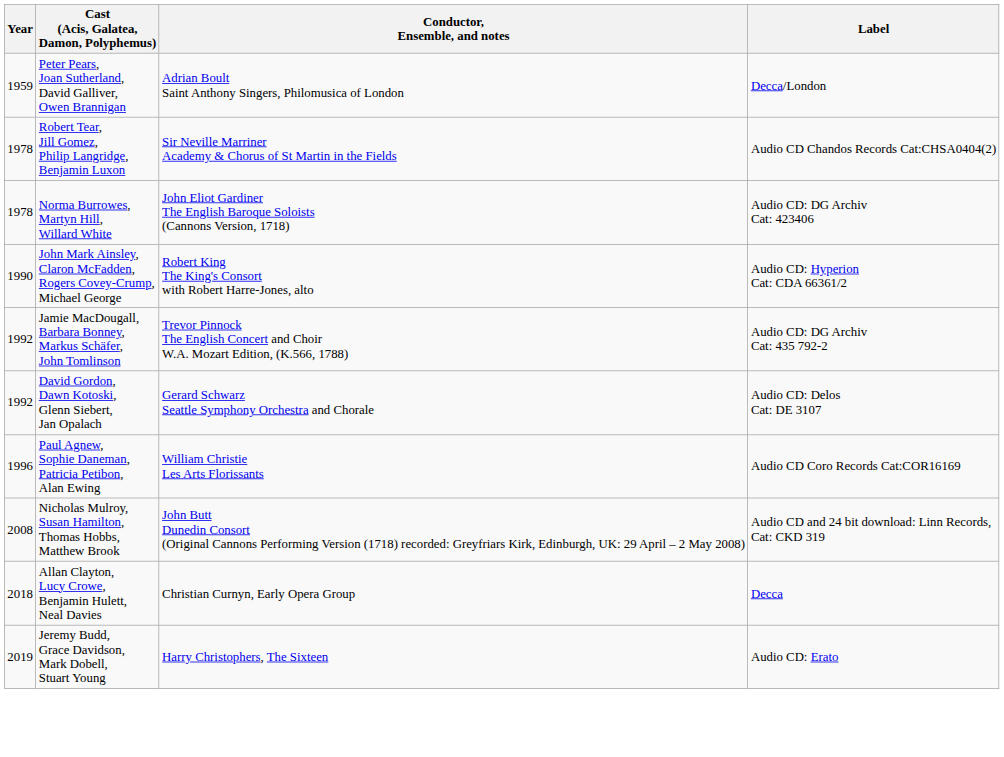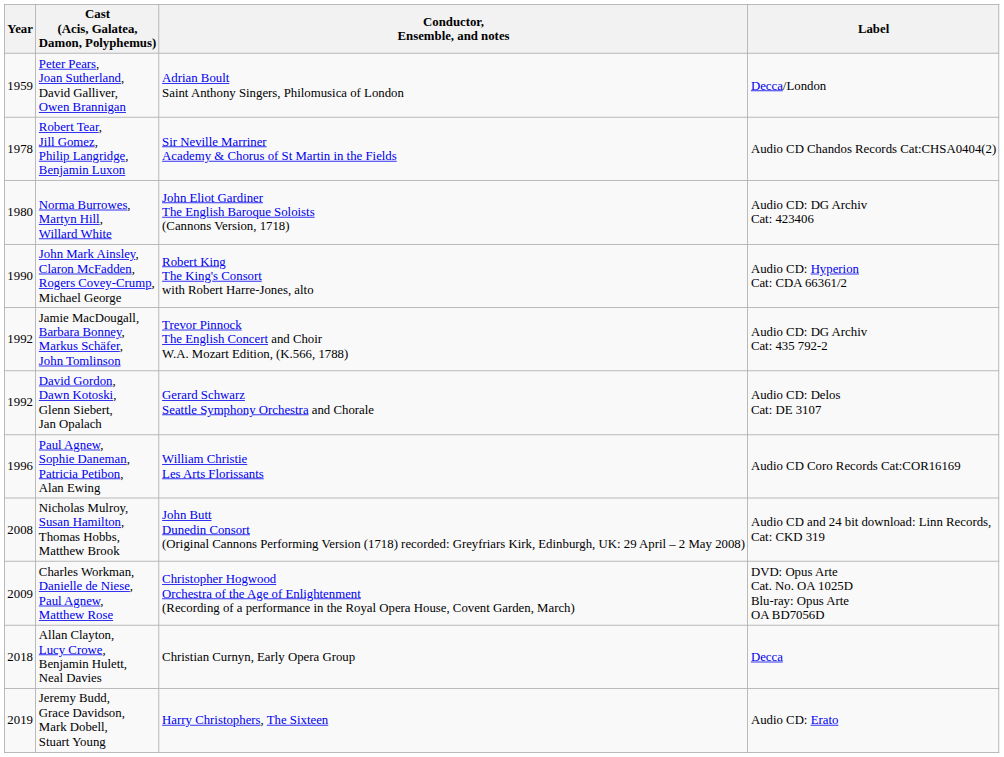(20, 212) 1978 -> (20, 212) 1980
+ row: (87, 593)
